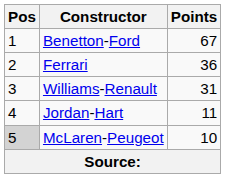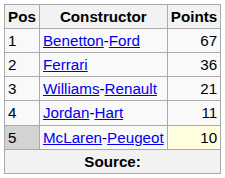(209, 89) 31 -> (209, 89) 21
(209, 137) no background -> (209, 137) lightyellow background
